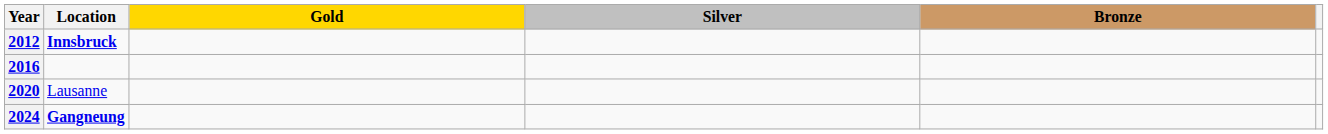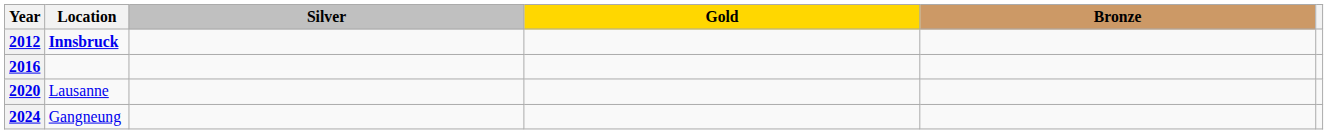columns swapped: (327, 16) <-> (722, 16)
(86, 116) bold -> (85, 116) normal
